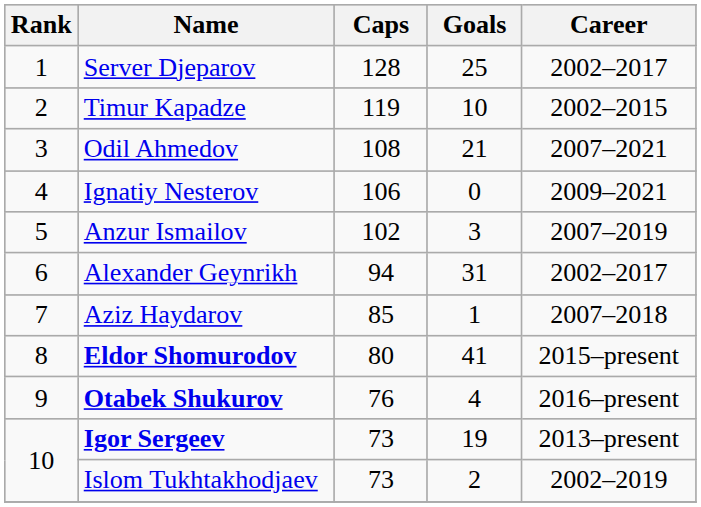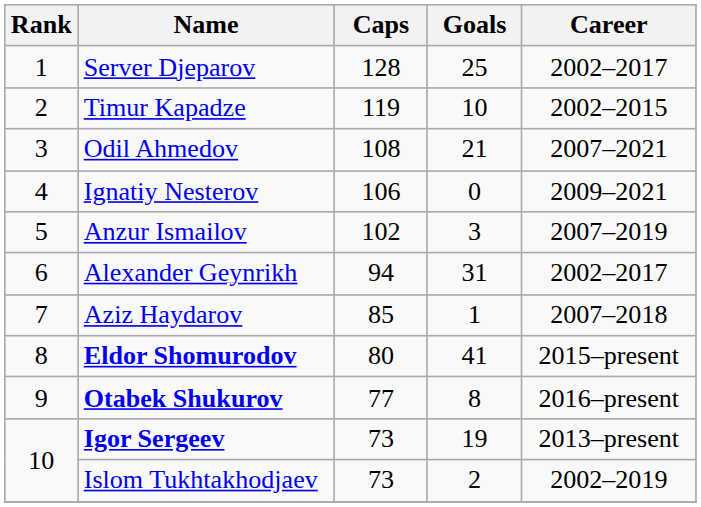(381, 397) 76 -> (381, 397) 77
(475, 397) 4 -> (475, 397) 8
